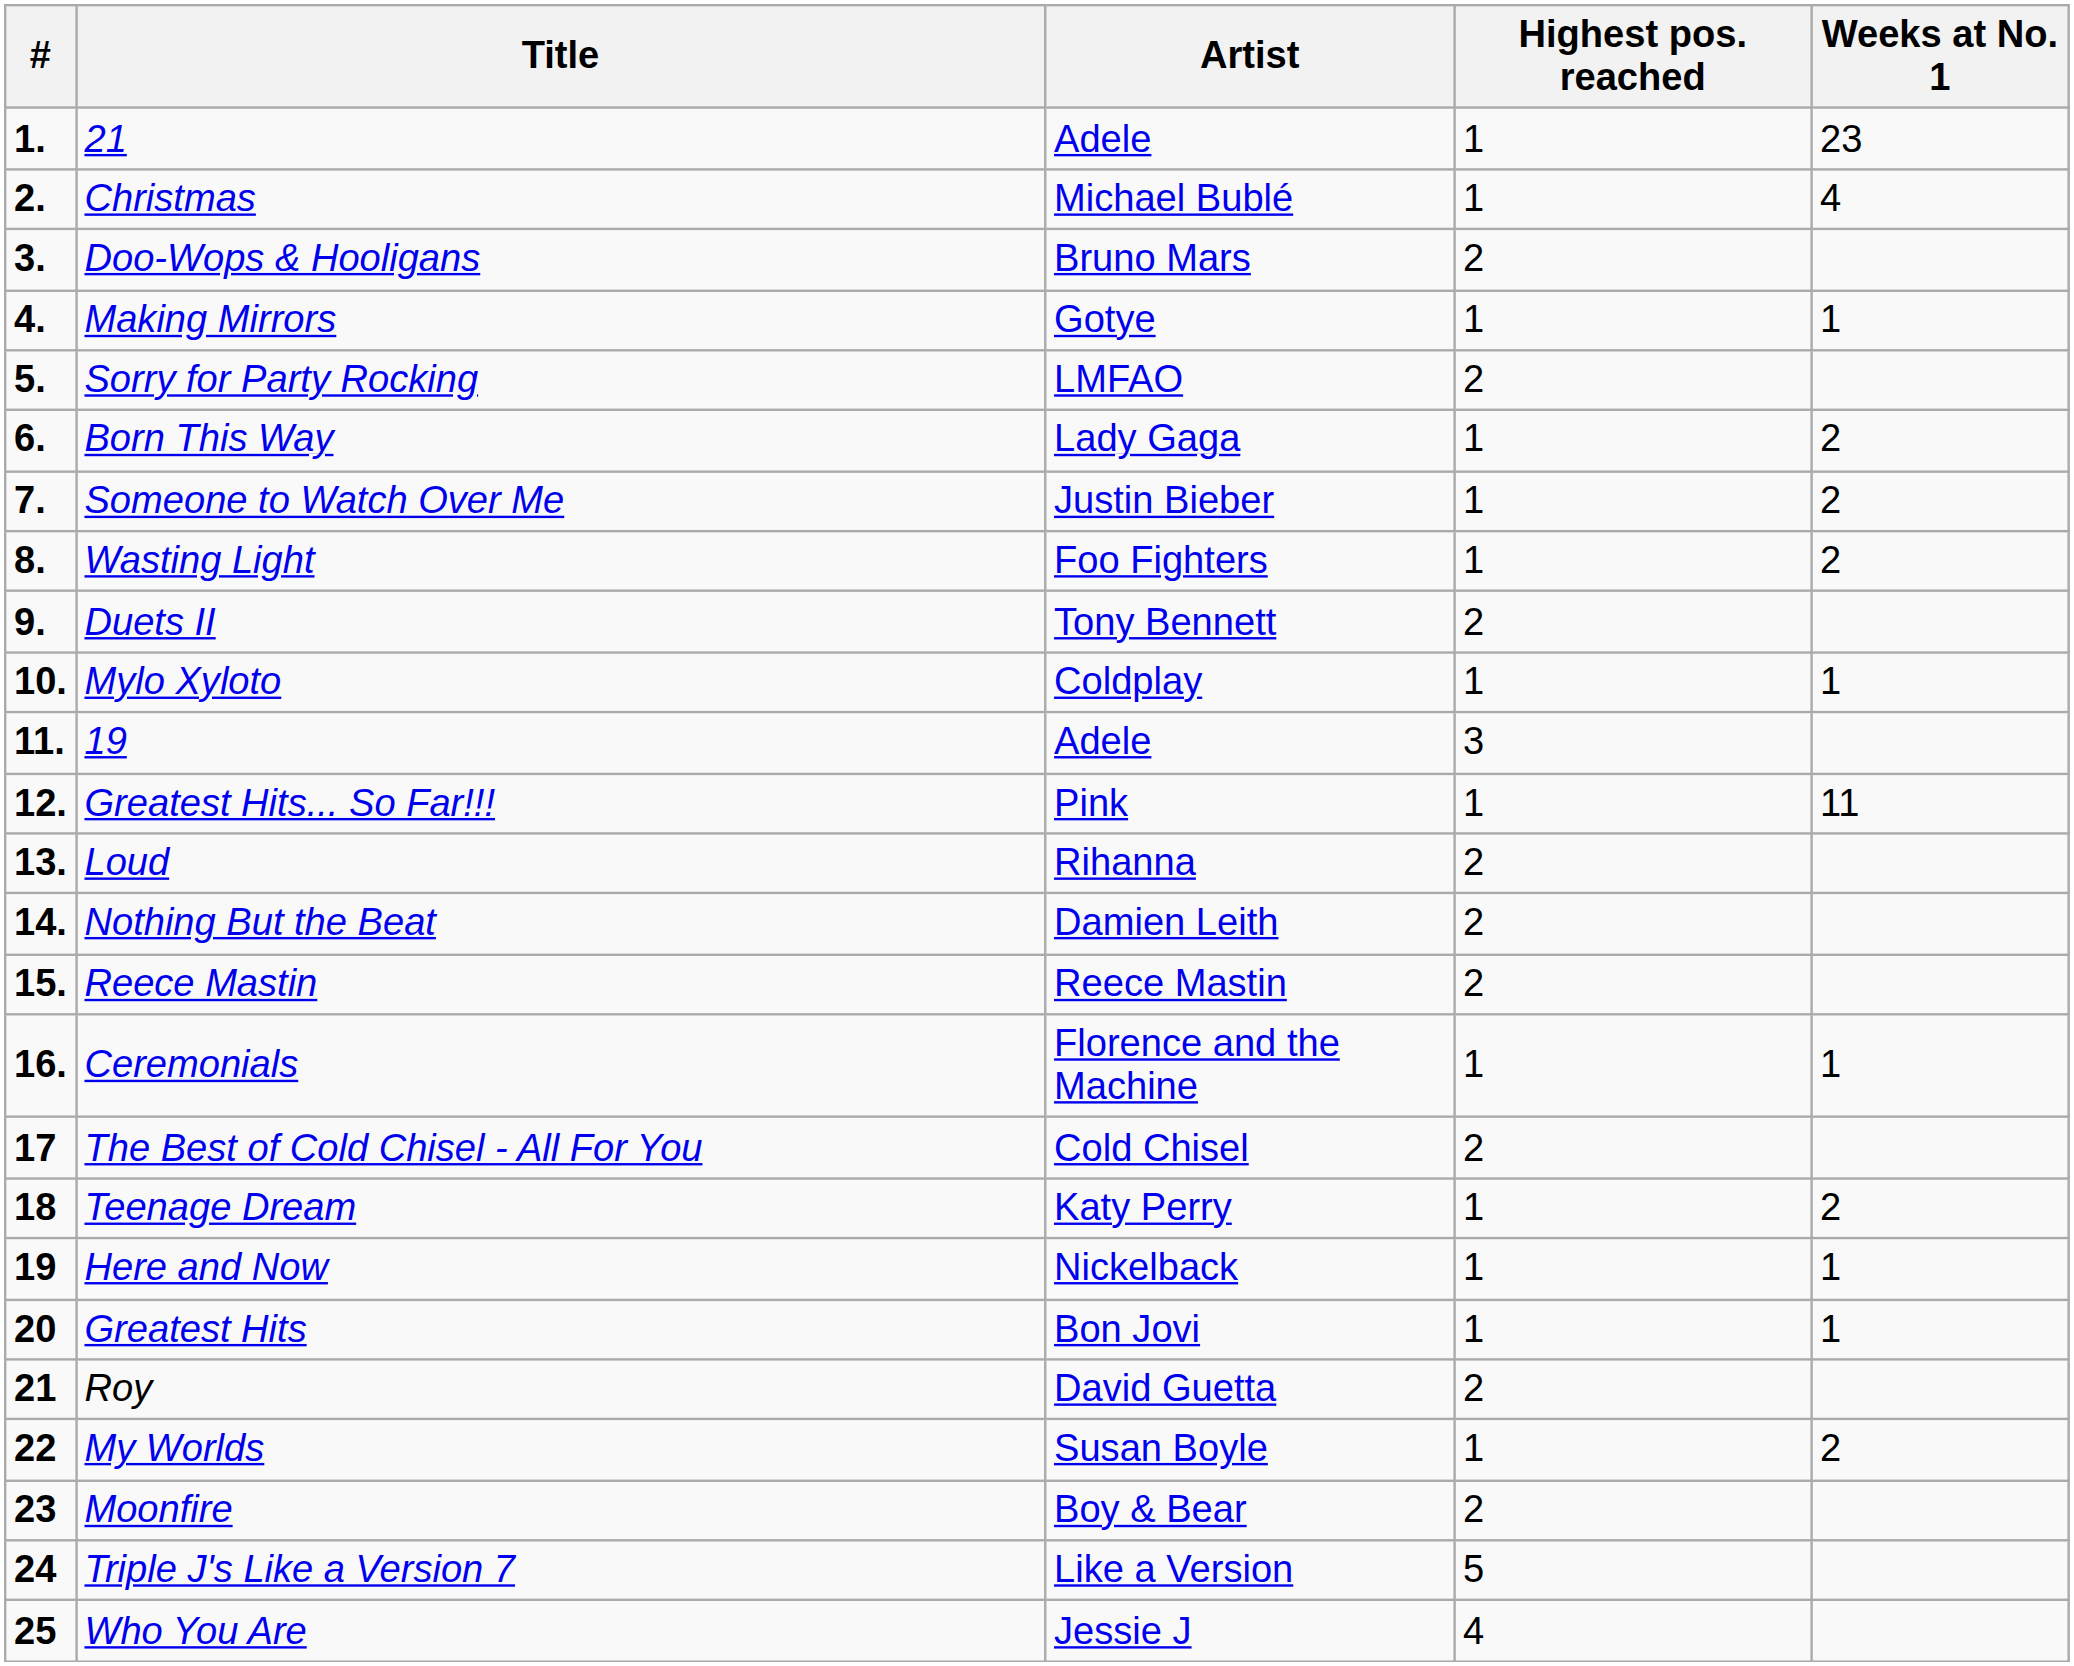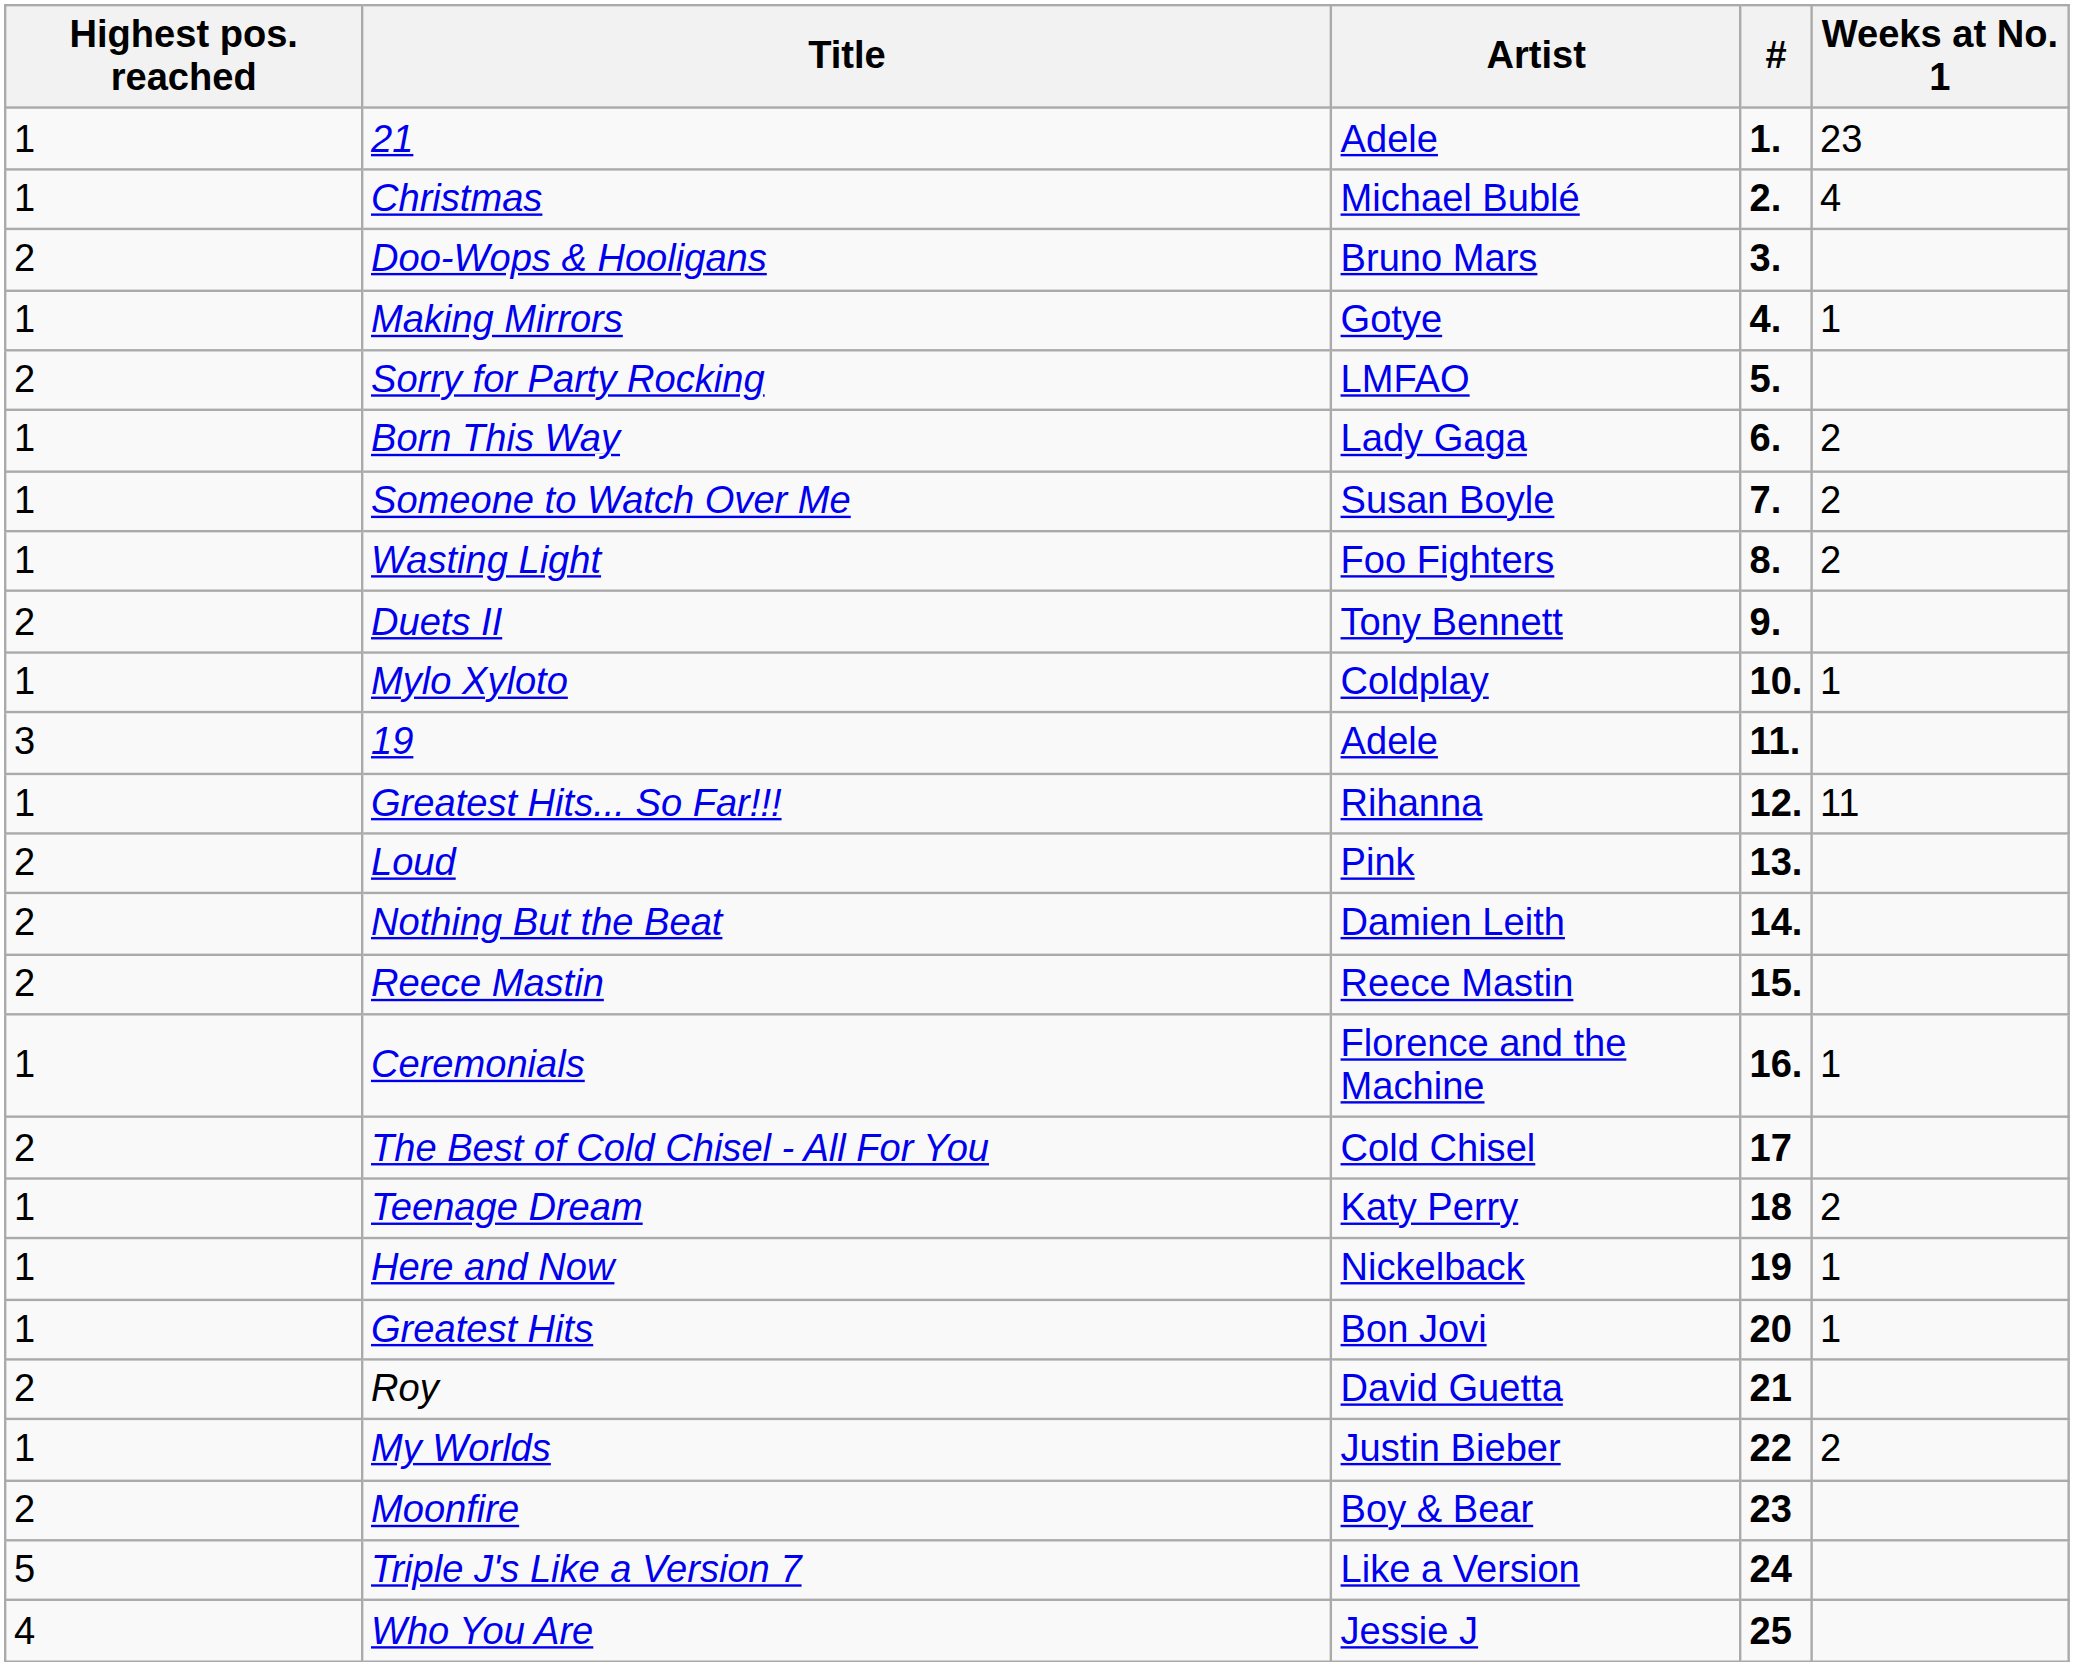columns swapped: (40, 56) <-> (1633, 56)
(1164, 500) Justin Bieber -> (1447, 500) Susan Boyle
(1091, 802) Pink -> (1411, 802) Rihanna
(1125, 862) Rihanna -> (1378, 862) Pink
(1161, 1449) Susan Boyle -> (1451, 1449) Justin Bieber
